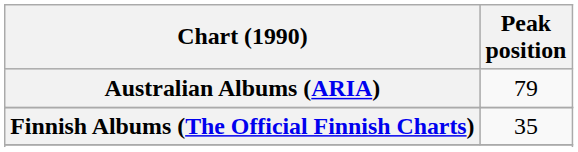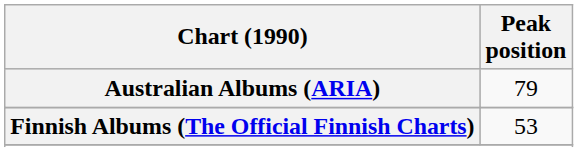(526, 125) 35 -> (526, 125) 53
